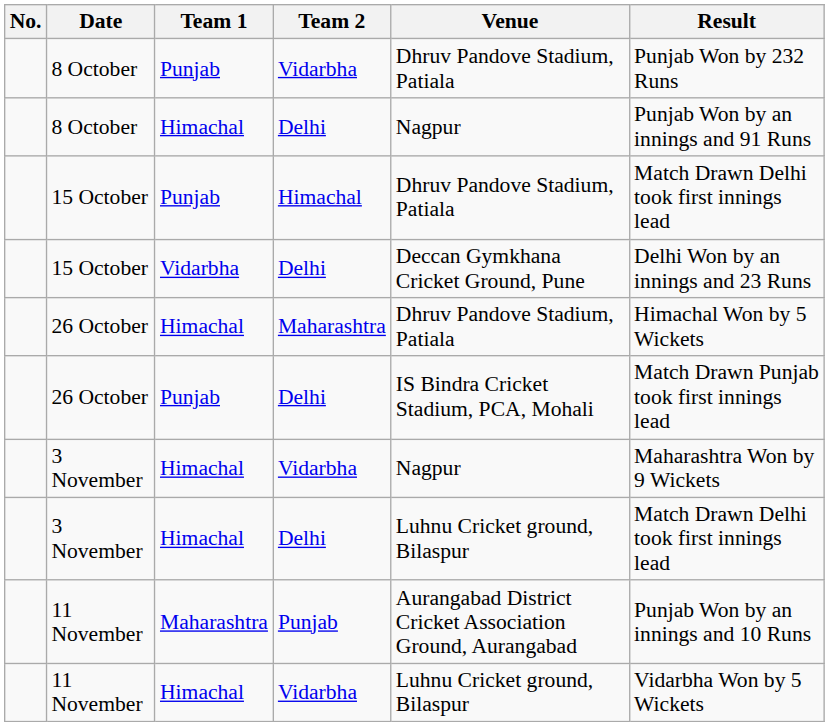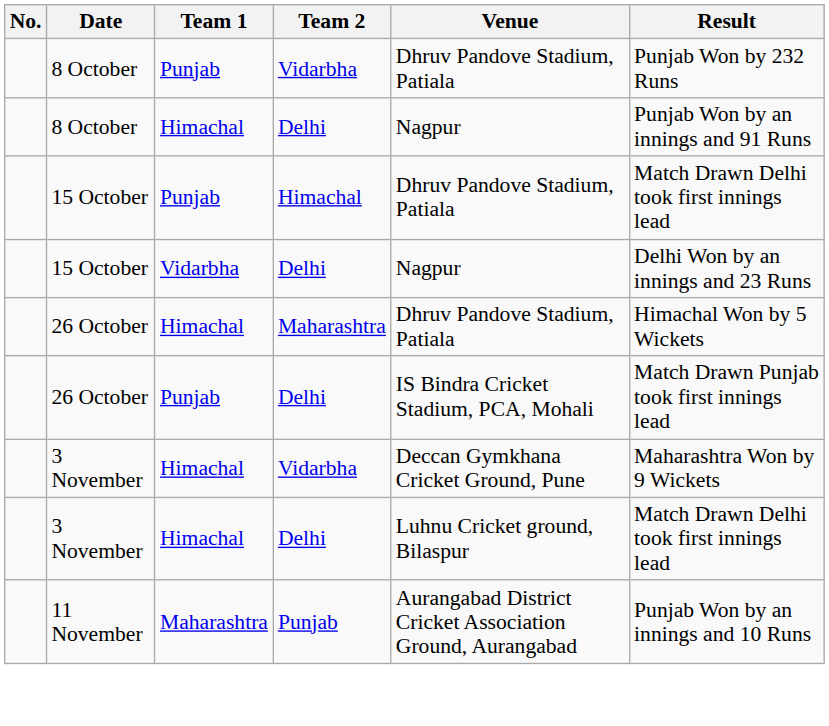(490, 268) Deccan Gymkhana Cricket Ground, Pune -> (428, 268) Nagpur
(428, 467) Nagpur -> (490, 467) Deccan Gymkhana Cricket Ground, Pune
- row: (97, 692)
